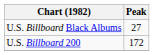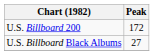rows swapped: (44, 43) <-> (64, 27)
